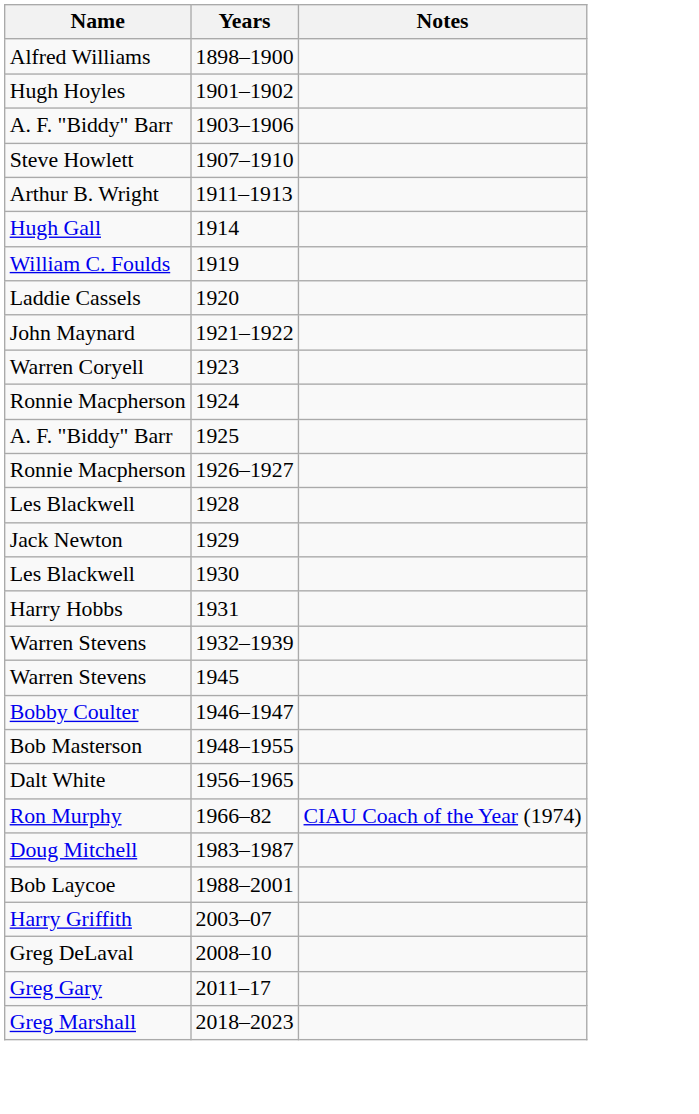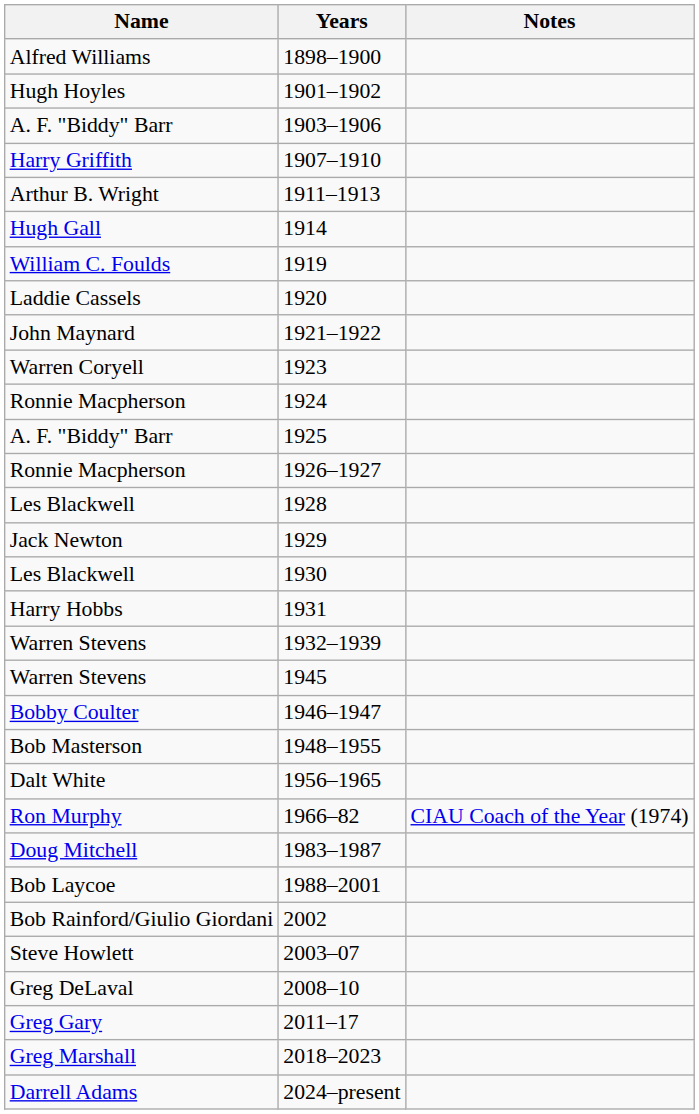(72, 159) Steve Howlett -> (71, 159) Harry Griffith
+ row: (305, 919)
(71, 919) Harry Griffith -> (72, 953) Steve Howlett
+ row: (342, 1091)
